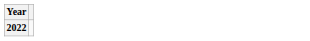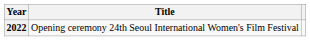+ column: (165, 12)
